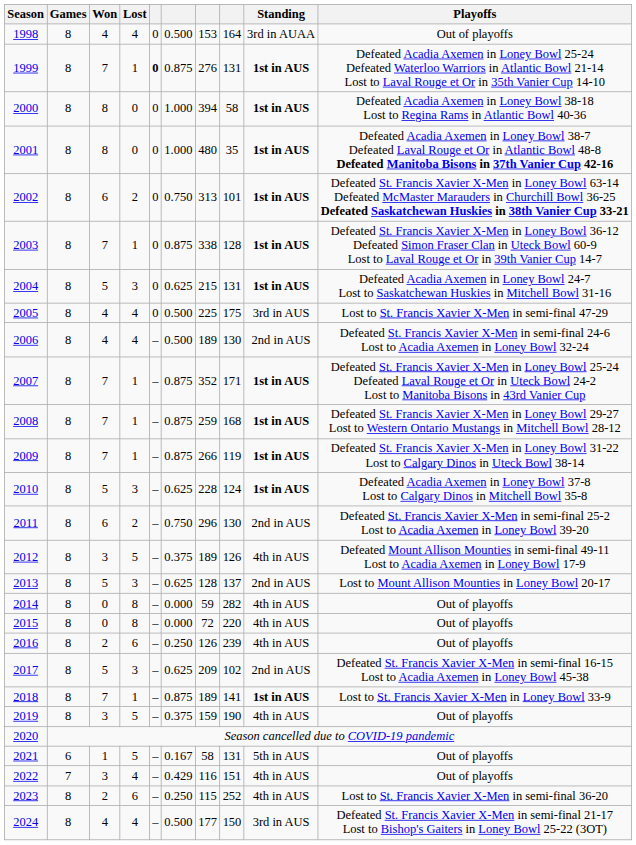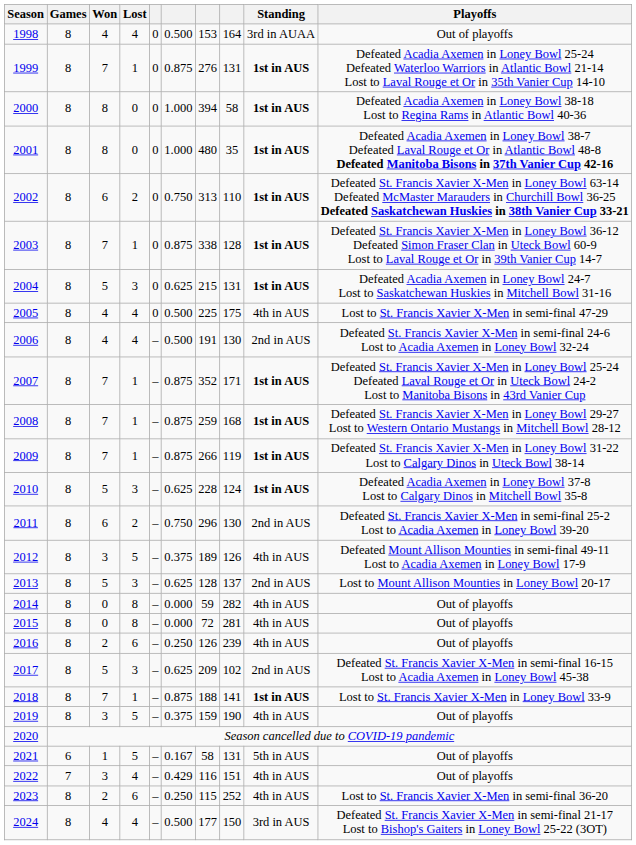(155, 68) bold -> (155, 68) normal
(232, 197) 101 -> (232, 197) 110
(281, 313) 3rd in AUS -> (281, 313) 4th in AUS
(208, 339) 189 -> (208, 339) 191
(232, 623) 220 -> (232, 623) 281
(208, 696) 189 -> (208, 696) 188
